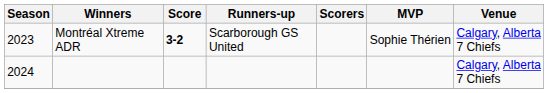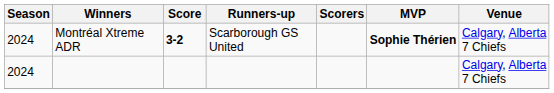(20, 39) 2023 -> (20, 39) 2024
(410, 39) normal -> (413, 39) bold
